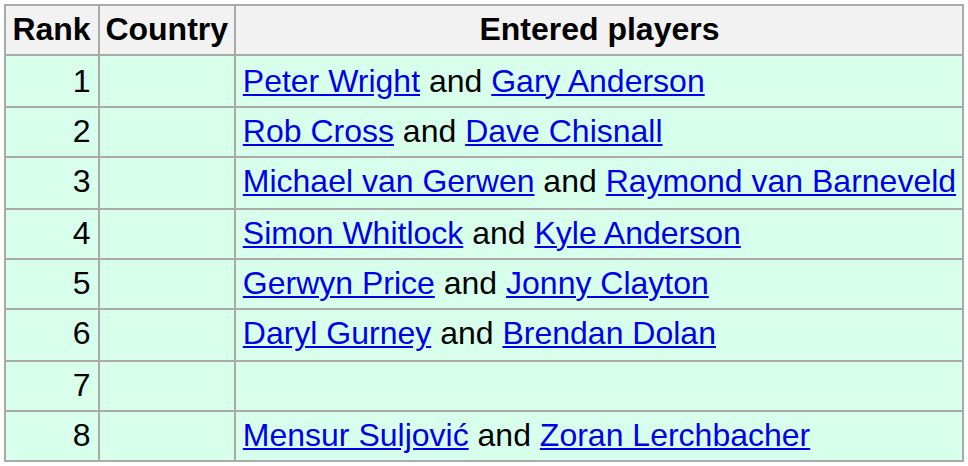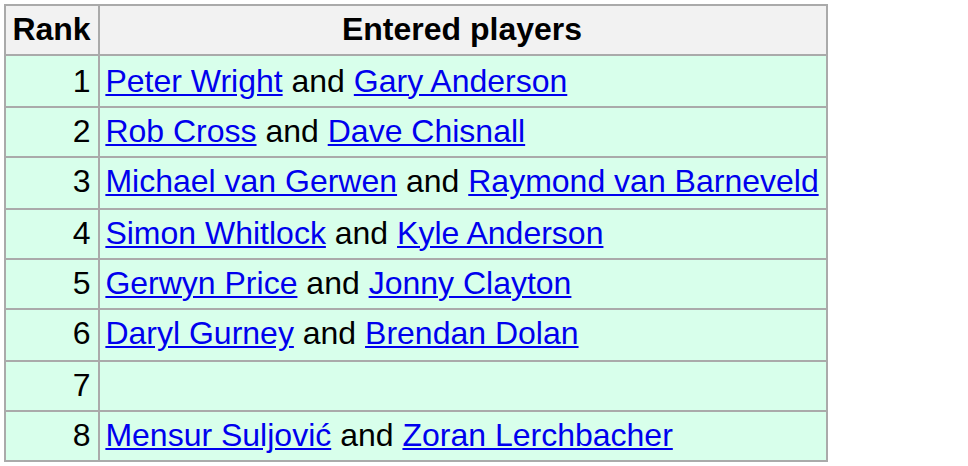- column: (167, 29)
